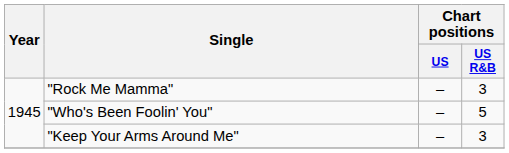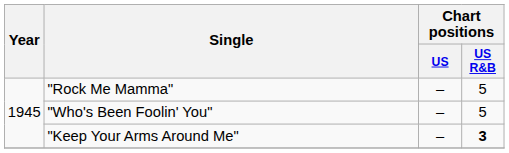(483, 89) 3 -> (483, 89) 5
(483, 136) normal -> (483, 136) bold
